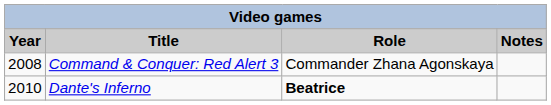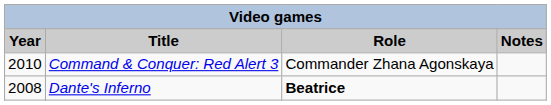(25, 65) 2008 -> (25, 65) 2010
(25, 89) 2010 -> (25, 89) 2008
